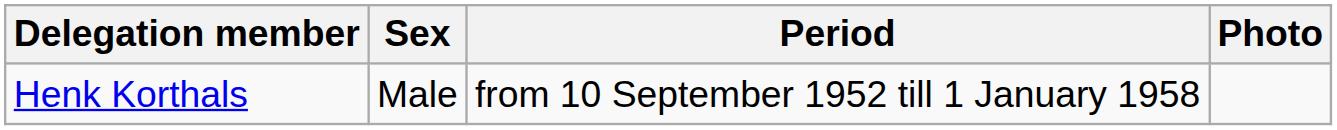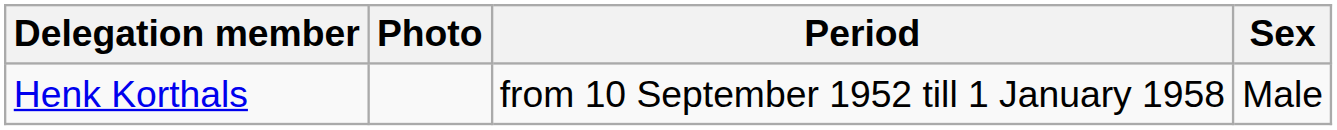columns swapped: (417, 34) <-> (1270, 34)
